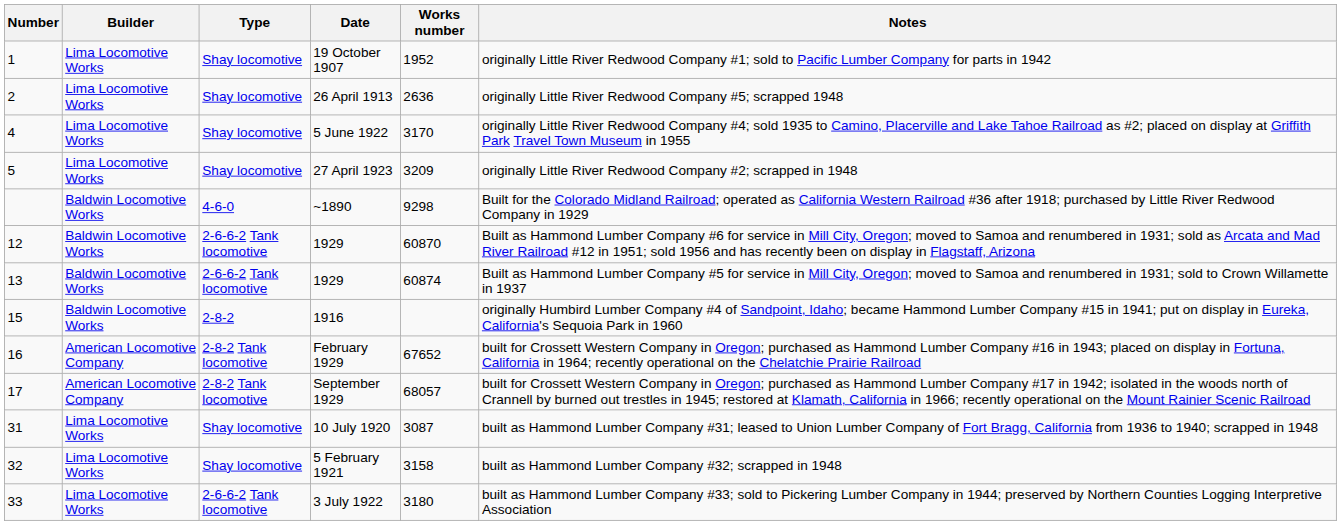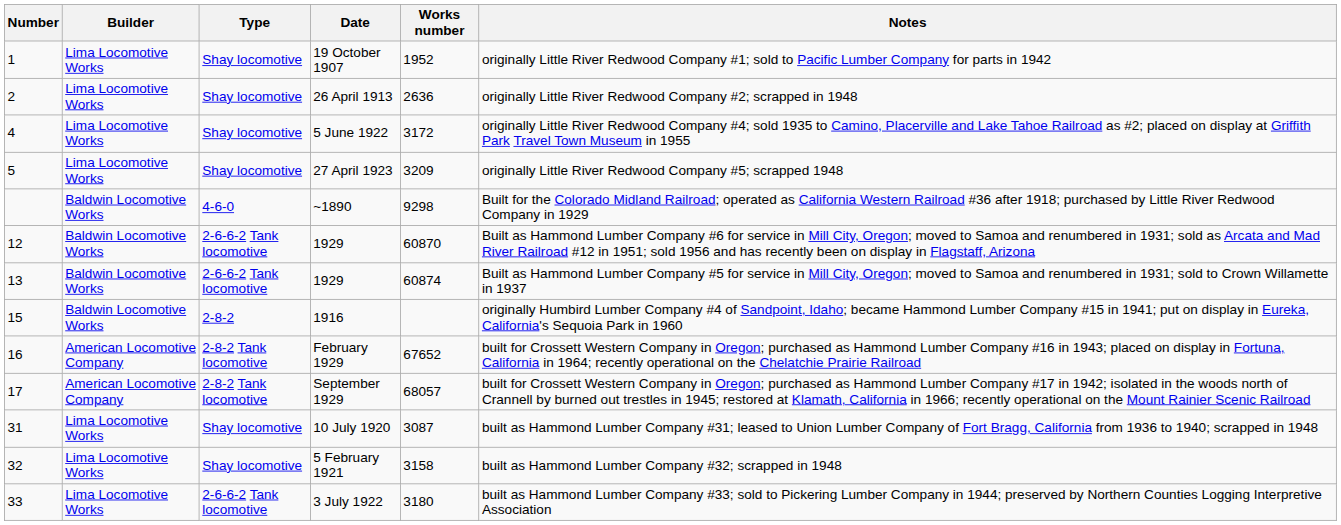(663, 96) originally Little River Redwood Company #5; scrapped 1948 -> (670, 96) originally Little River Redwood Company #2; scrapped in 1948
(418, 133) 3170 -> (418, 133) 3172
(670, 170) originally Little River Redwood Company #2; scrapped in 1948 -> (663, 170) originally Little River Redwood Company #5; scrapped 1948
